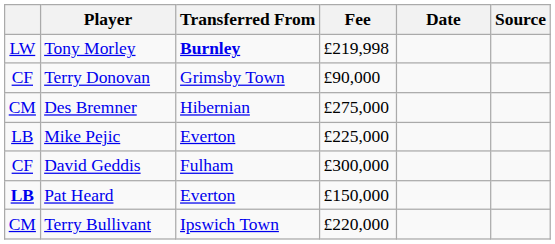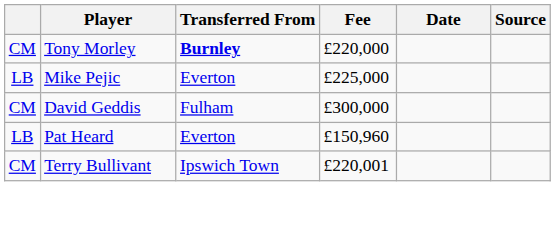(22, 48) LW -> (22, 48) CM
(356, 48) £219,998 -> (356, 48) £220,000
- row: (97, 77)
- row: (90, 107)
(22, 165) CF -> (22, 107) CM
(22, 194) bold -> (22, 136) normal
(356, 194) £150,000 -> (356, 136) £150,960
(356, 224) £220,000 -> (356, 165) £220,001
